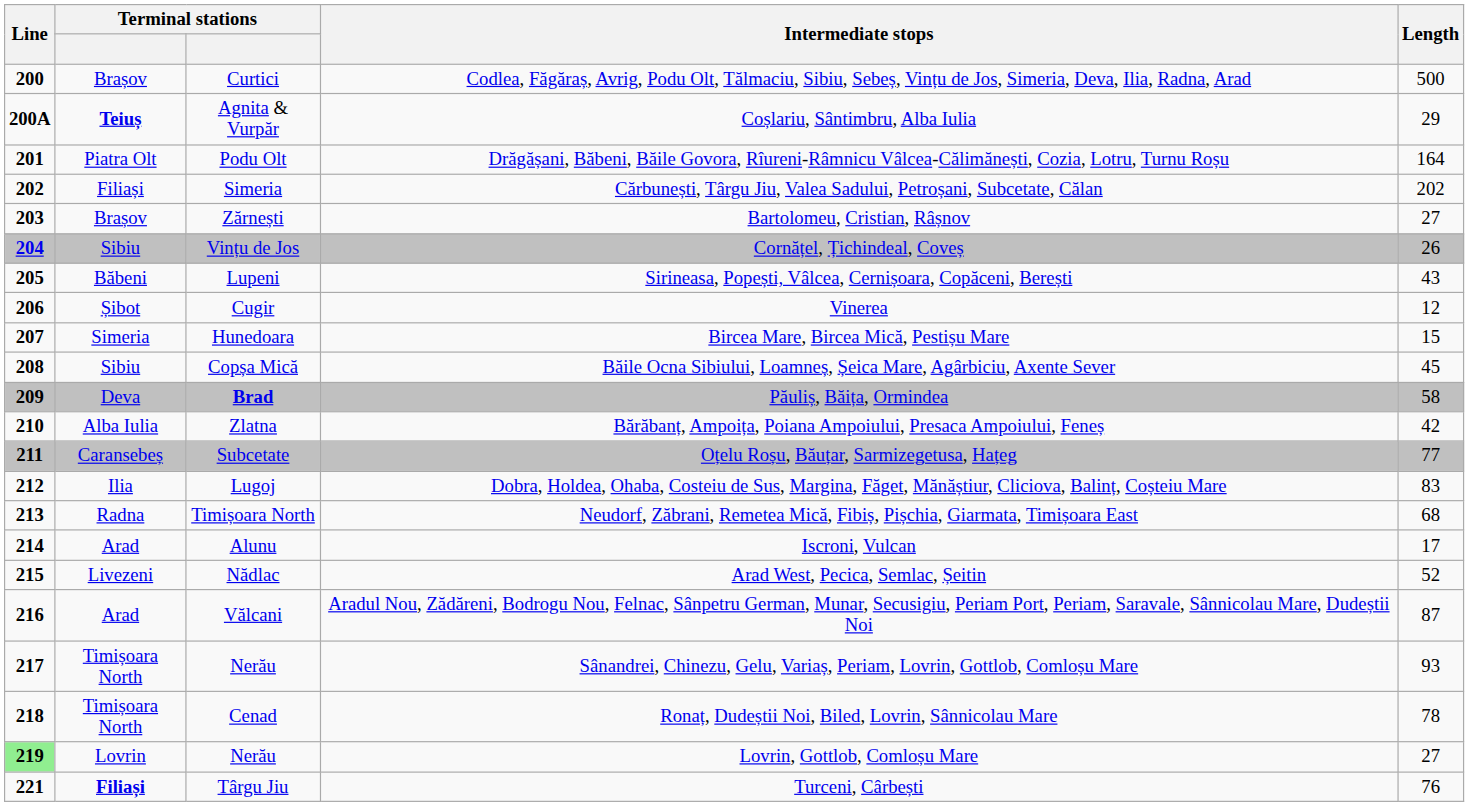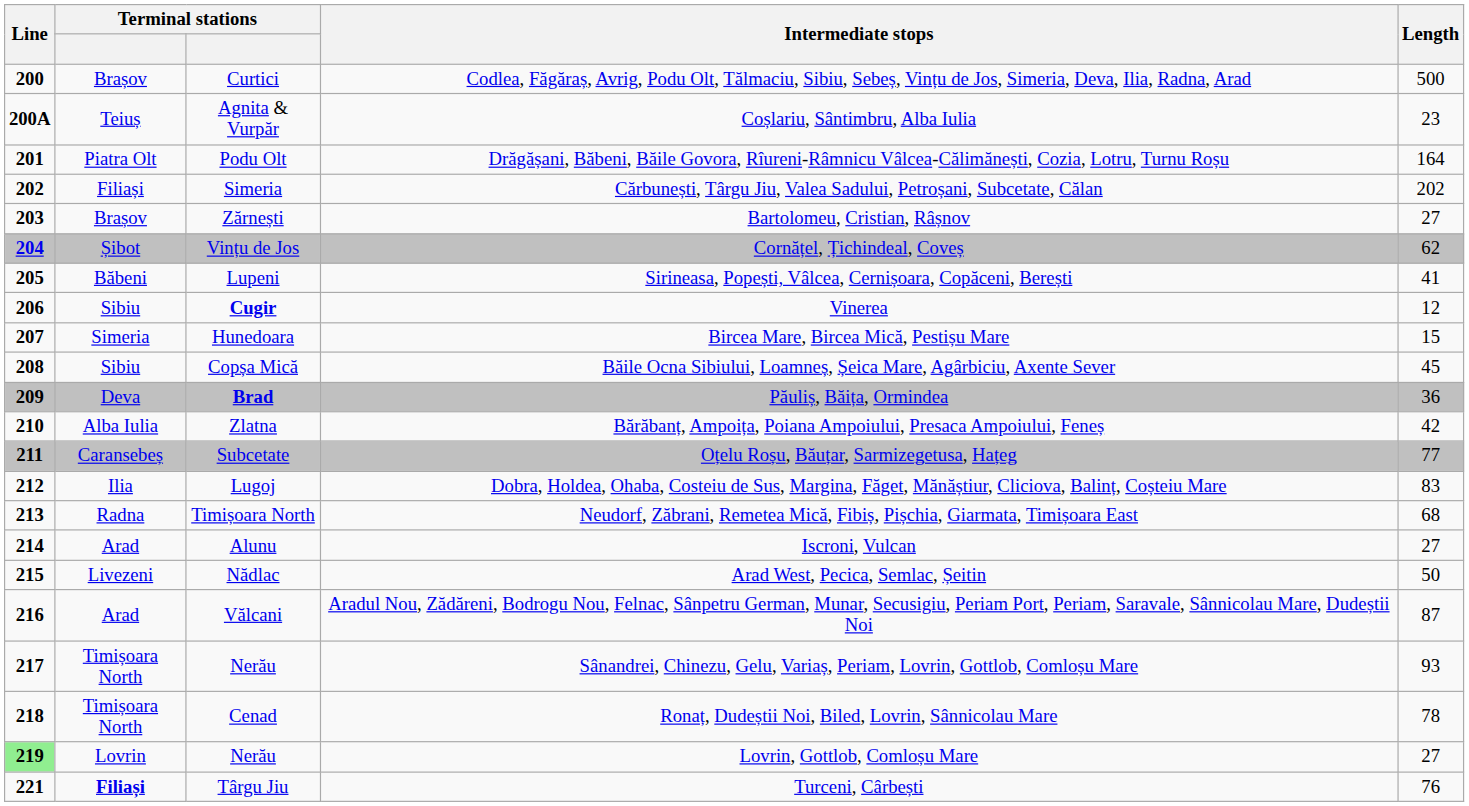(120, 118) bold -> (120, 118) normal
(1431, 118) 29 -> (1431, 118) 23
(120, 248) Sibiu -> (120, 248) Șibot
(1431, 248) 26 -> (1431, 248) 62
(1431, 277) 43 -> (1431, 277) 41
(120, 307) Șibot -> (120, 307) Sibiu
(253, 307) normal -> (253, 307) bold
(1431, 396) 58 -> (1431, 396) 36
(1431, 545) 17 -> (1431, 545) 27
(1431, 574) 52 -> (1431, 574) 50
